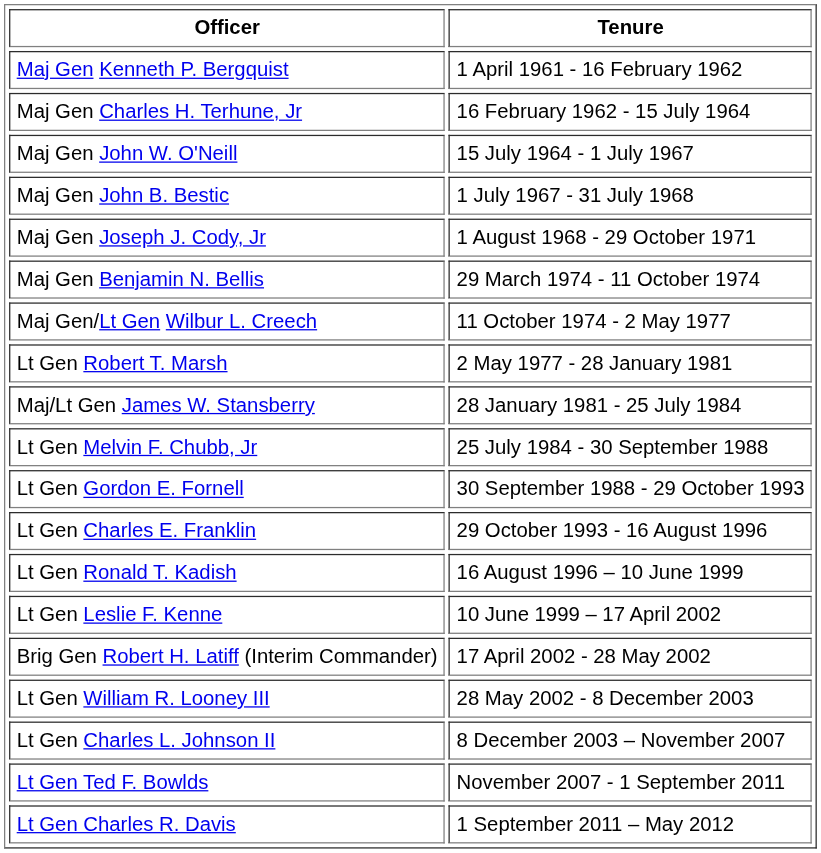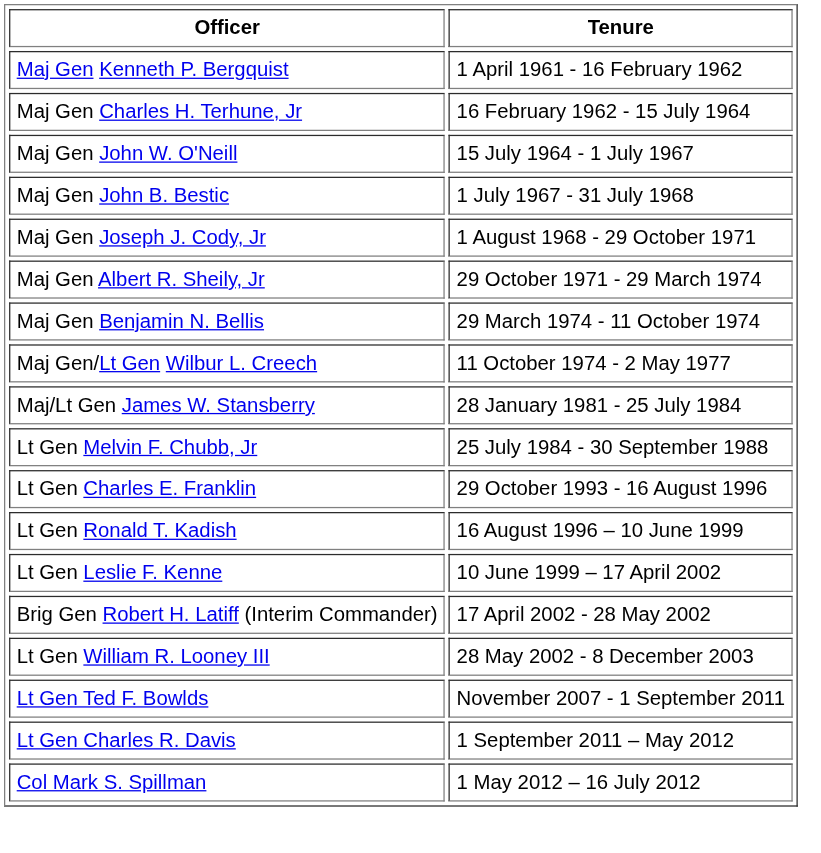+ row: (141, 279)
- row: (122, 363)
- row: (130, 489)
- row: (146, 740)
+ row: (112, 782)
